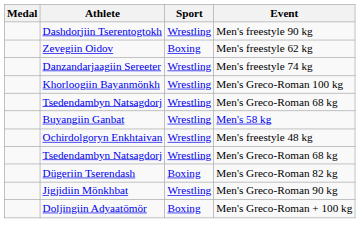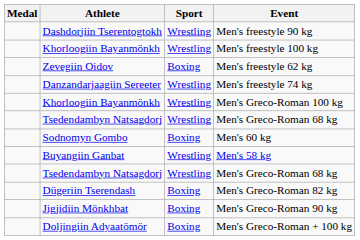+ row: (101, 48)
+ row: (85, 137)
- row: (102, 137)
(189, 191) Wrestling -> (184, 208) Boxing
